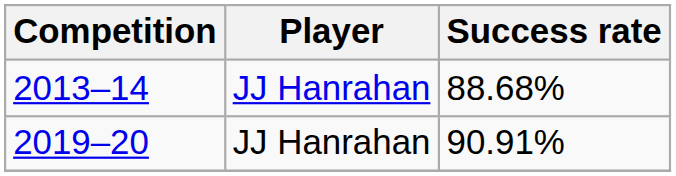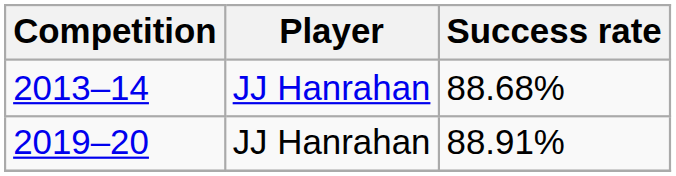(506, 142) 90.91% -> (506, 142) 88.91%
